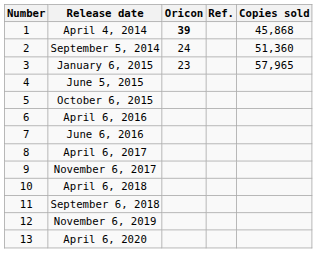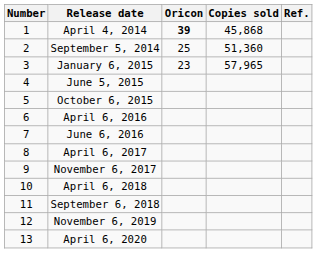columns swapped: (274, 13) <-> (221, 13)
(184, 48) 24 -> (184, 48) 25
